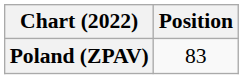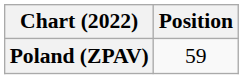(196, 55) 83 -> (196, 55) 59
